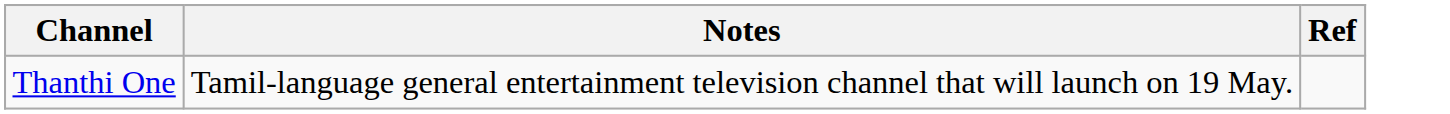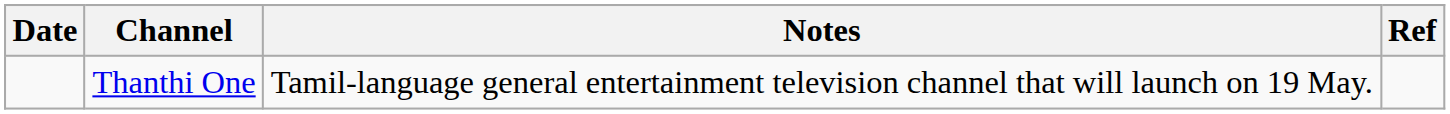+ column: (45, 30)
